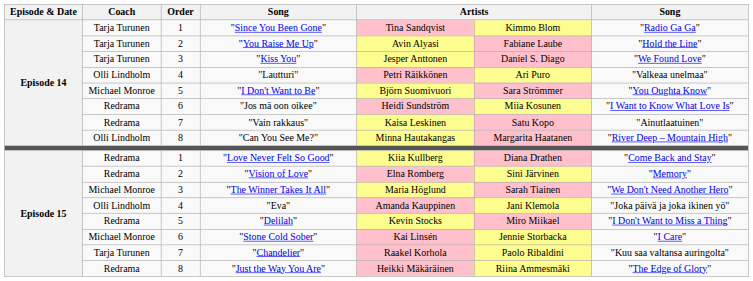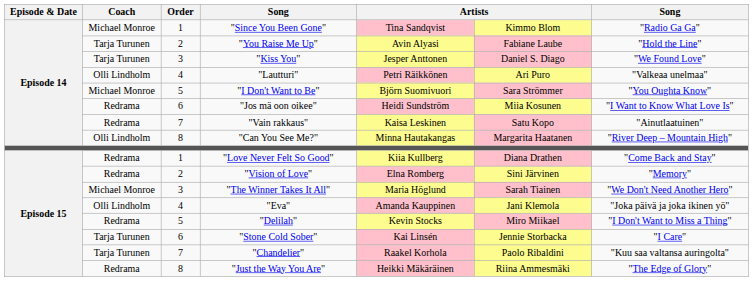(122, 28) Tarja Turunen -> (122, 28) Michael Monroe
(122, 237) Michael Monroe -> (122, 237) Tarja Turunen
